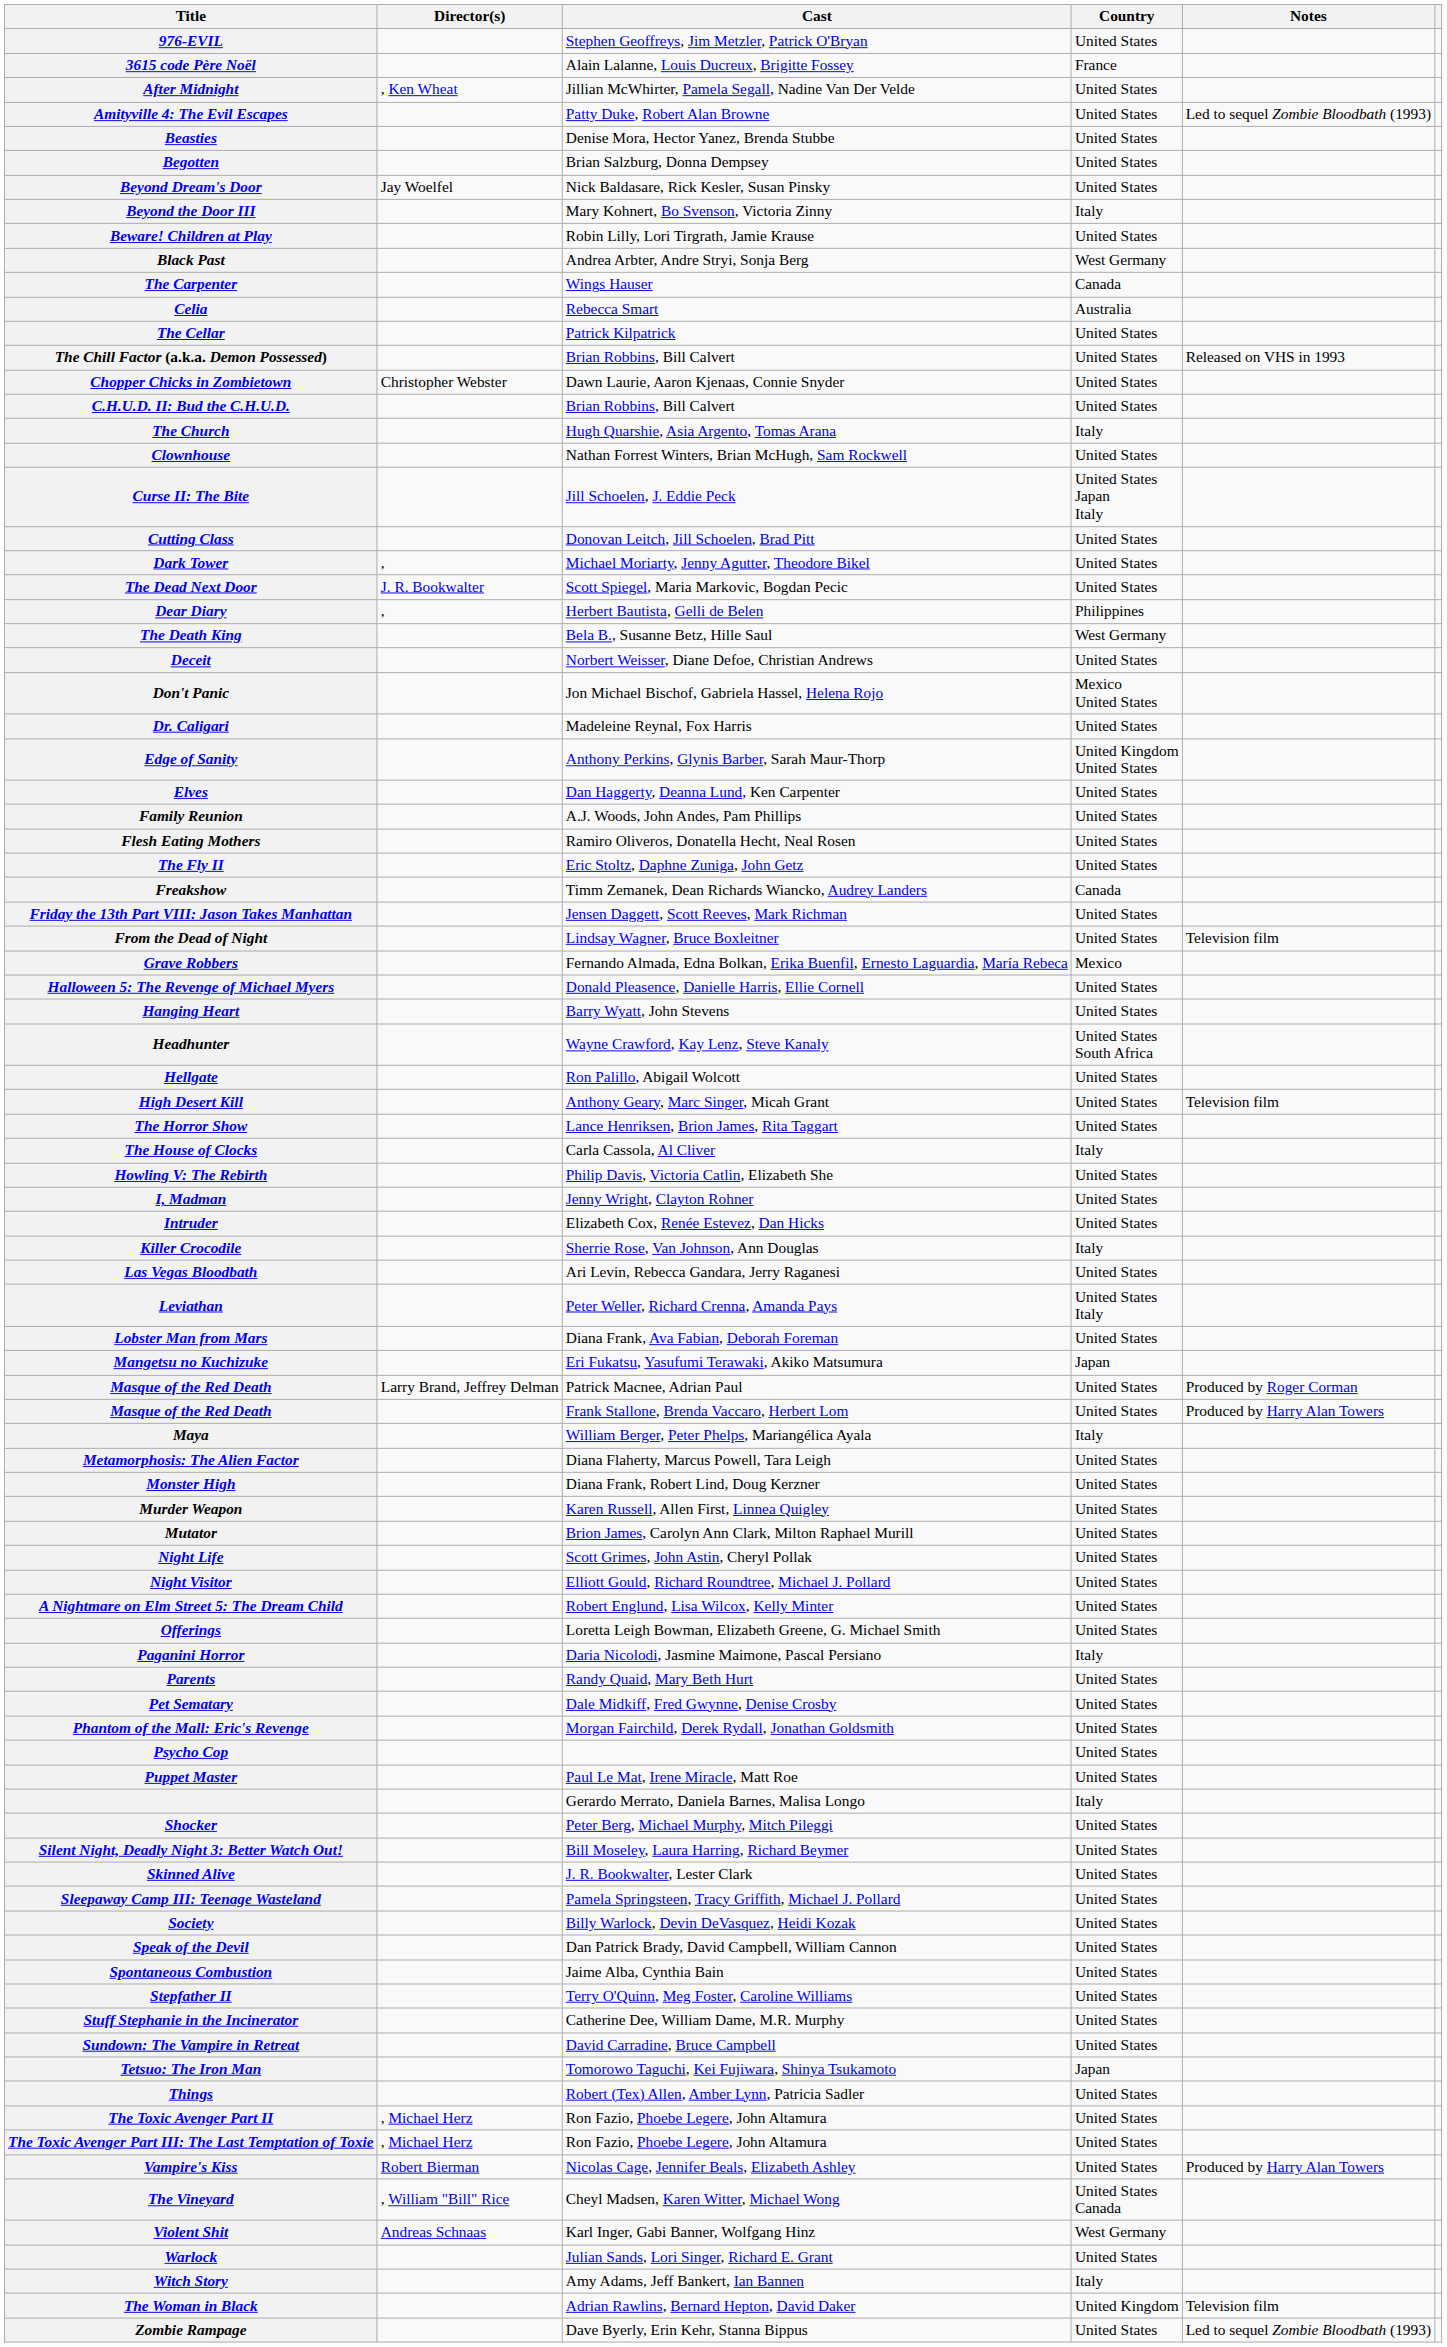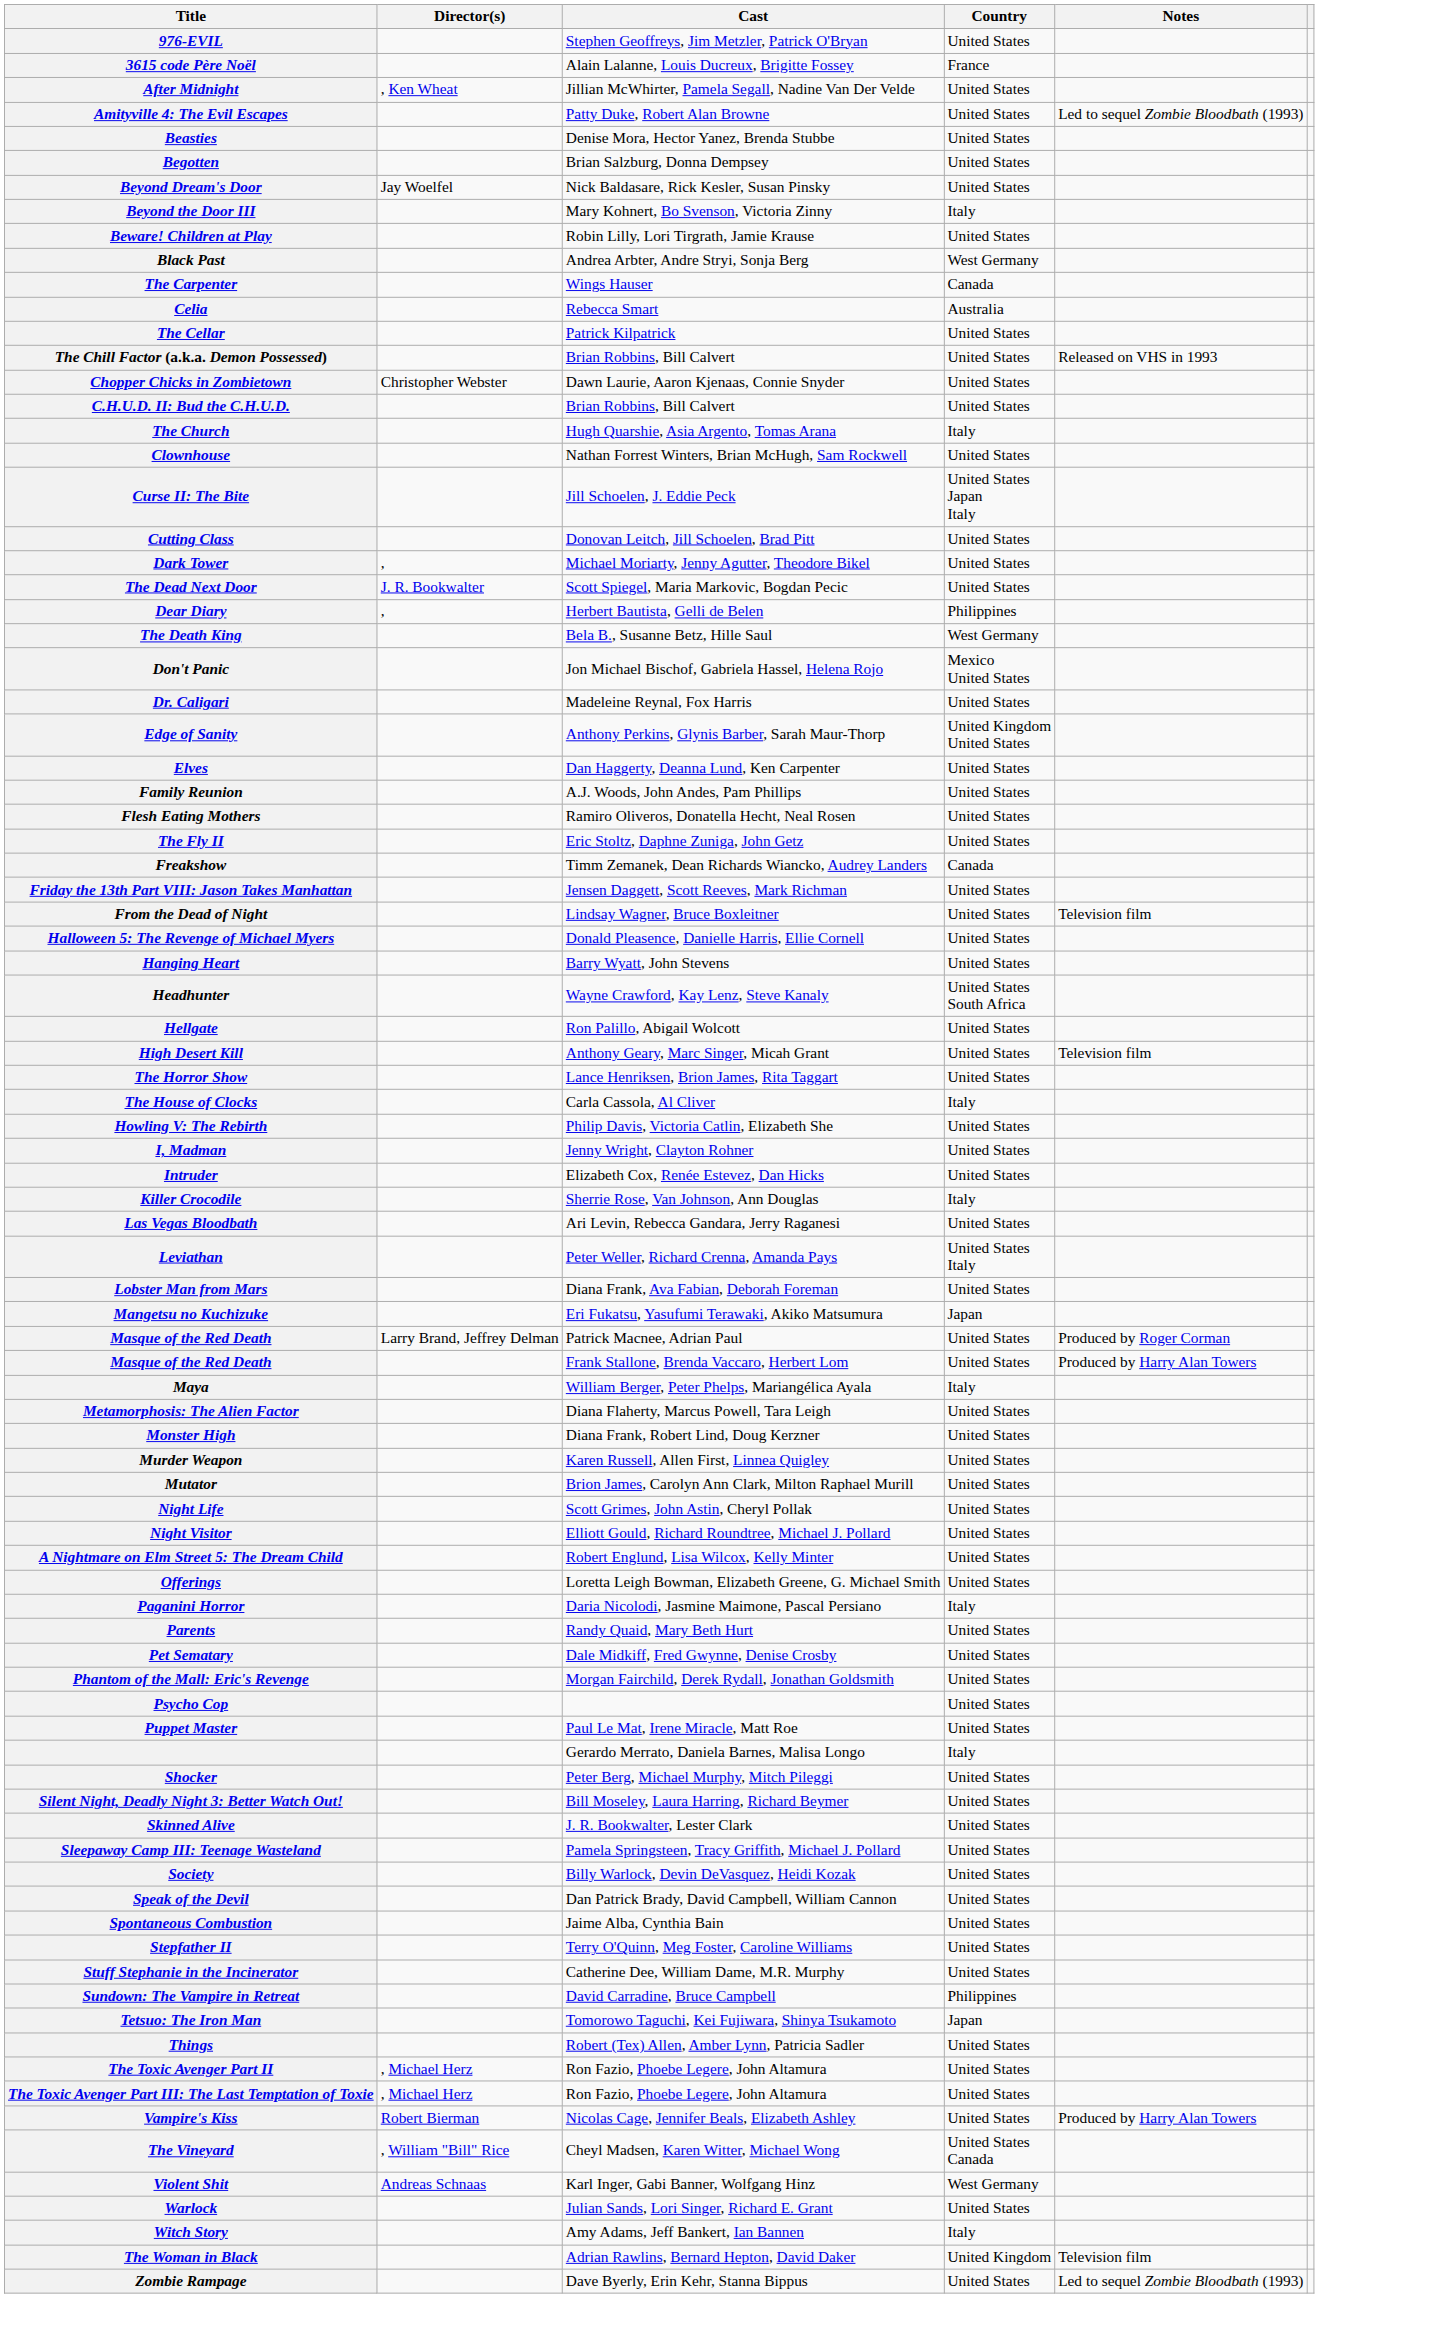- row: (191, 660)
- row: (191, 962)
(1116, 2044) United States -> (982, 1996) Philippines
